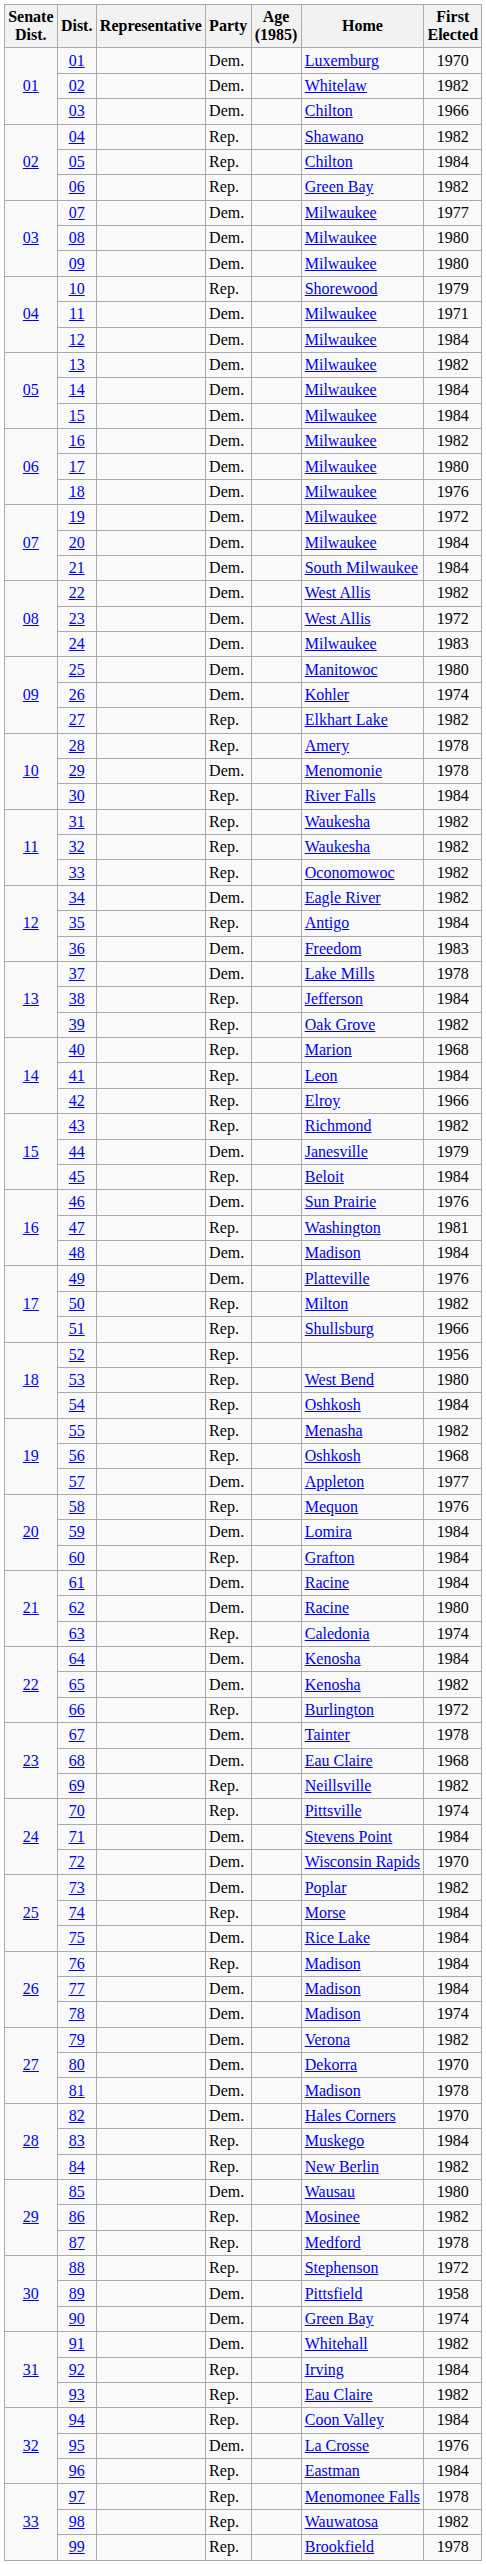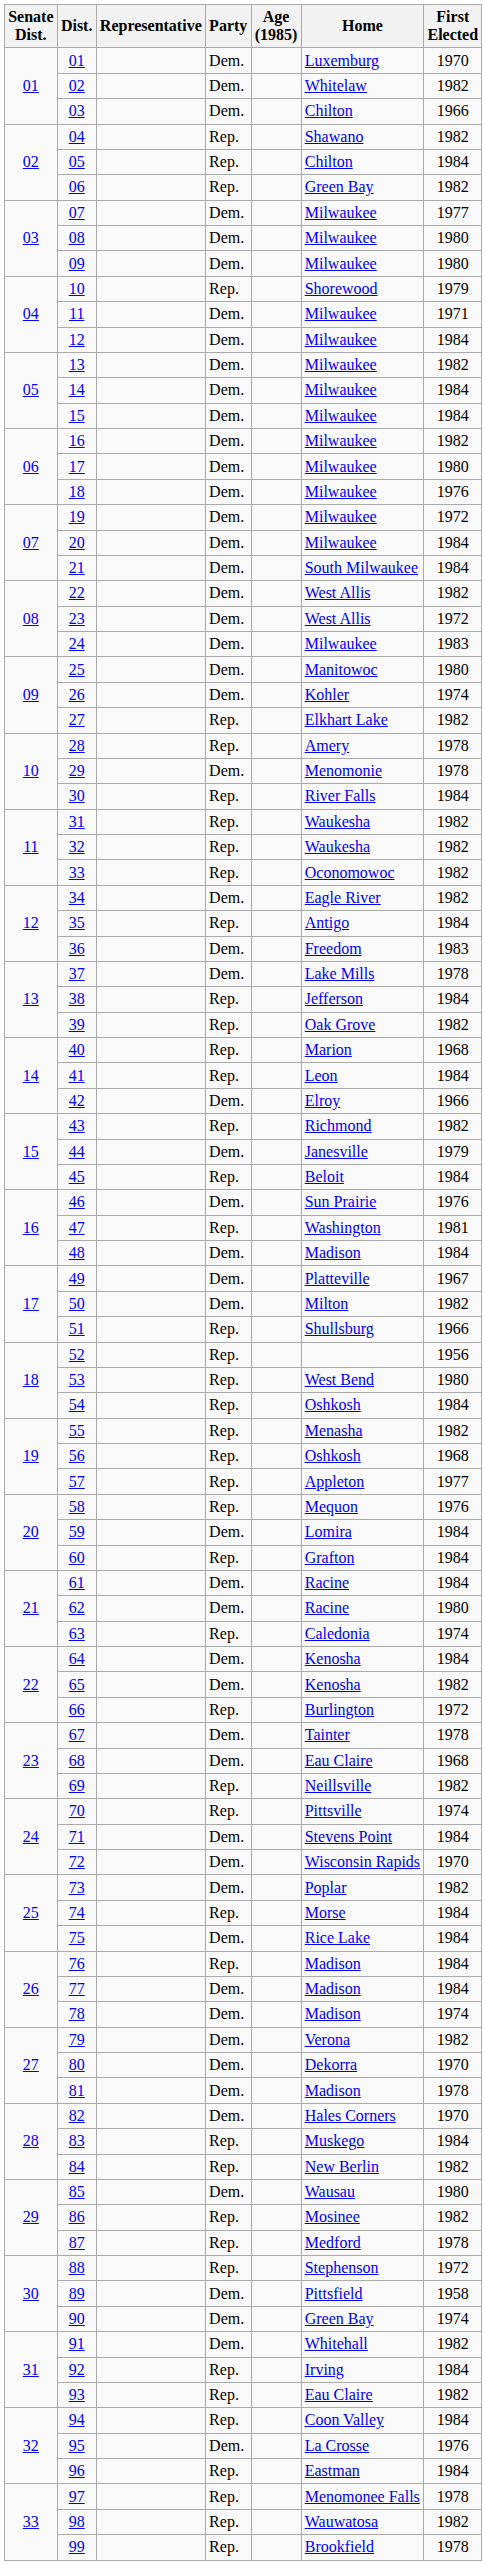(224, 1100) Rep. -> (227, 1100) Dem.
(453, 1278) 1976 -> (453, 1278) 1967
(224, 1303) Rep. -> (227, 1303) Dem.
(227, 1481) Dem. -> (224, 1481) Rep.
